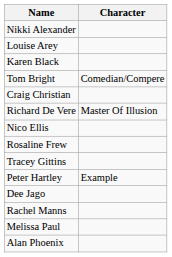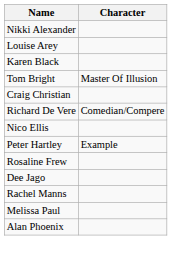(123, 78) Comedian/Compere -> (119, 78) Master Of Illusion
(119, 111) Master Of Illusion -> (123, 111) Comedian/Compere
rows swapped: (37, 144) <-> (34, 177)
- row: (36, 161)
